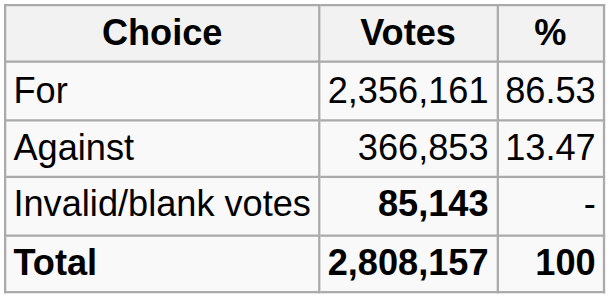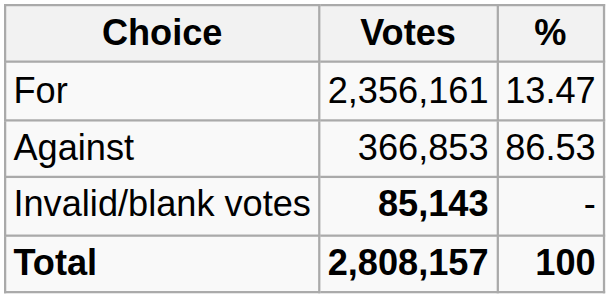(550, 90) 86.53 -> (550, 90) 13.47
(550, 147) 13.47 -> (550, 147) 86.53
